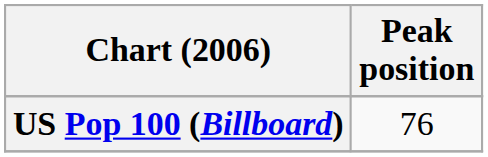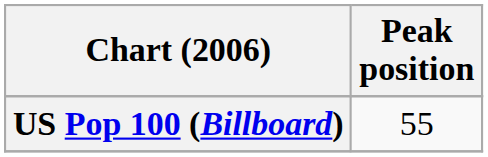(417, 123) 76 -> (417, 123) 55
